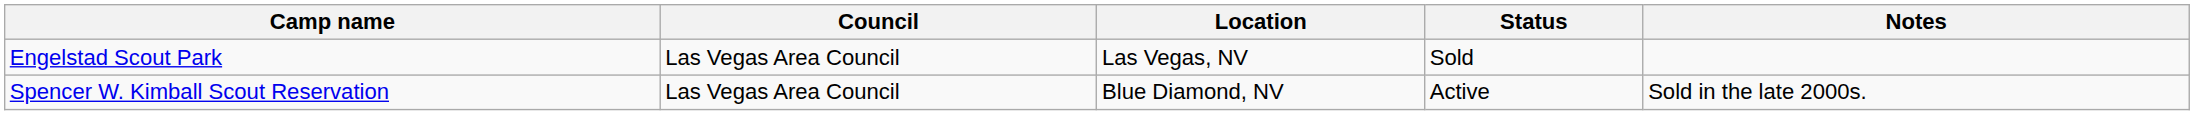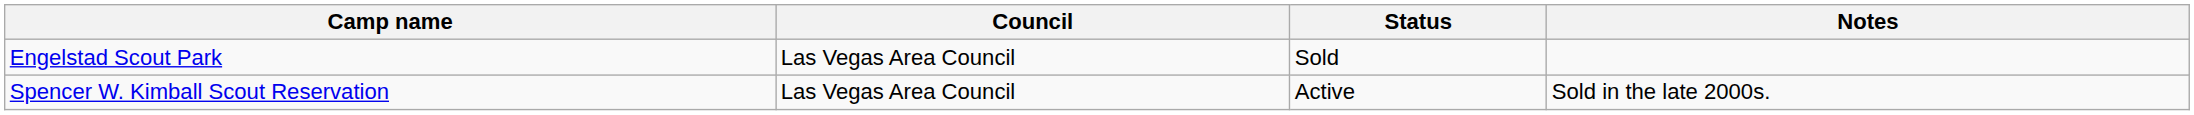- column: (1261, 22)
